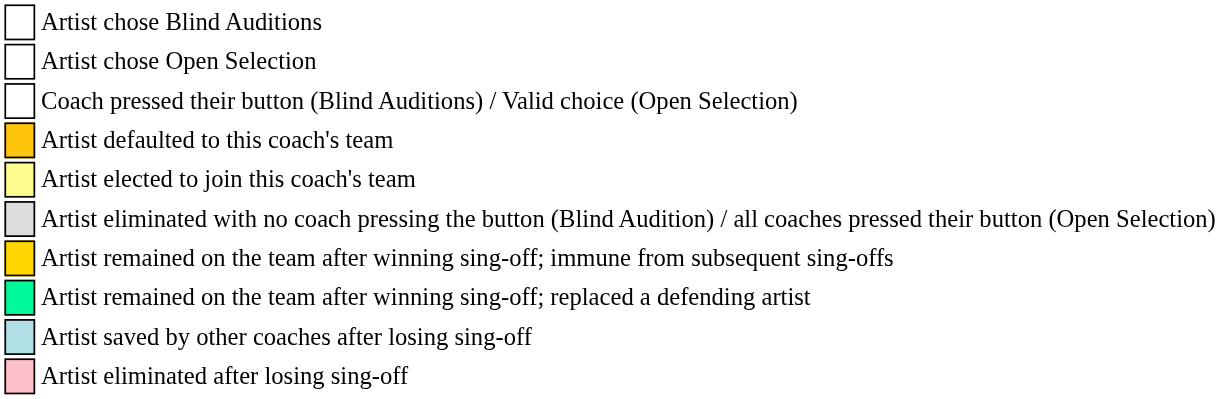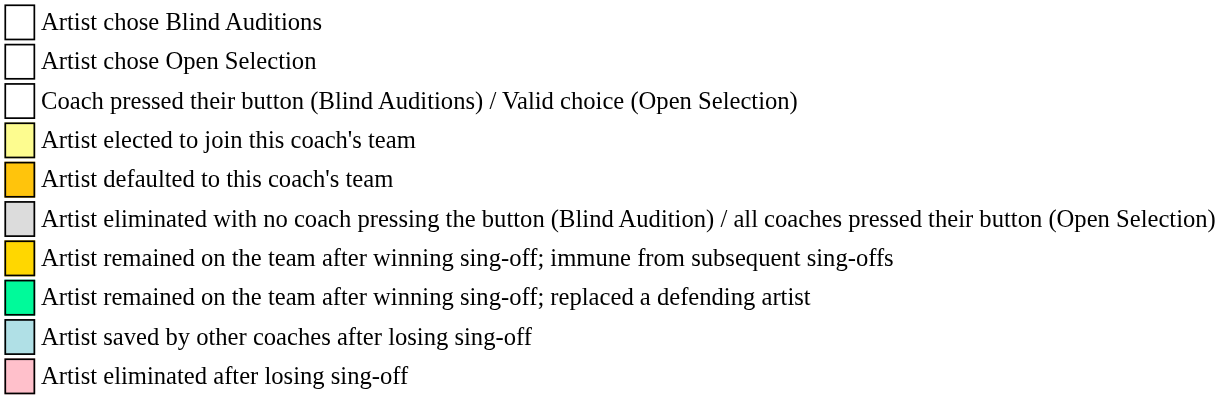rows swapped: (217, 140) <-> (228, 179)
